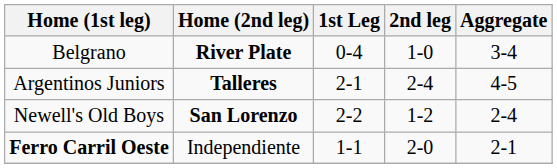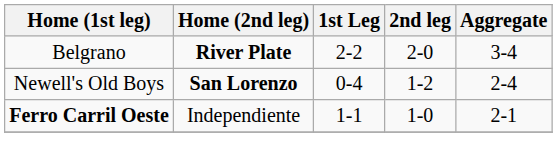(349, 52) 0-4 -> (349, 52) 2-2
(420, 52) 1-0 -> (420, 52) 2-0
- row: (89, 83)
(349, 115) 2-2 -> (349, 83) 0-4
(420, 147) 2-0 -> (420, 115) 1-0
